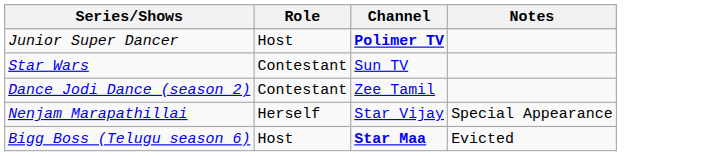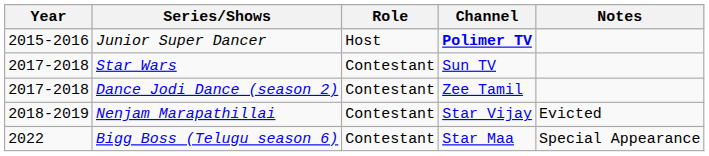+ column: (49, 17)
(289, 114) Herself -> (390, 114) Contestant
(532, 114) Special Appearance -> (570, 114) Evicted
(275, 139) Host -> (390, 139) Contestant
(390, 139) bold -> (478, 139) normal
(483, 139) Evicted -> (620, 139) Special Appearance
